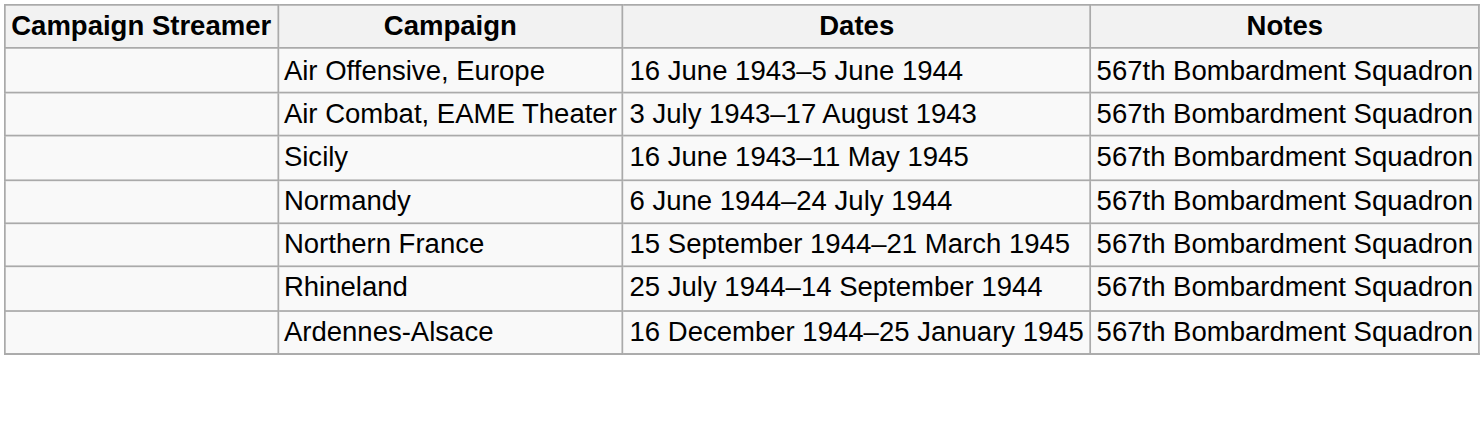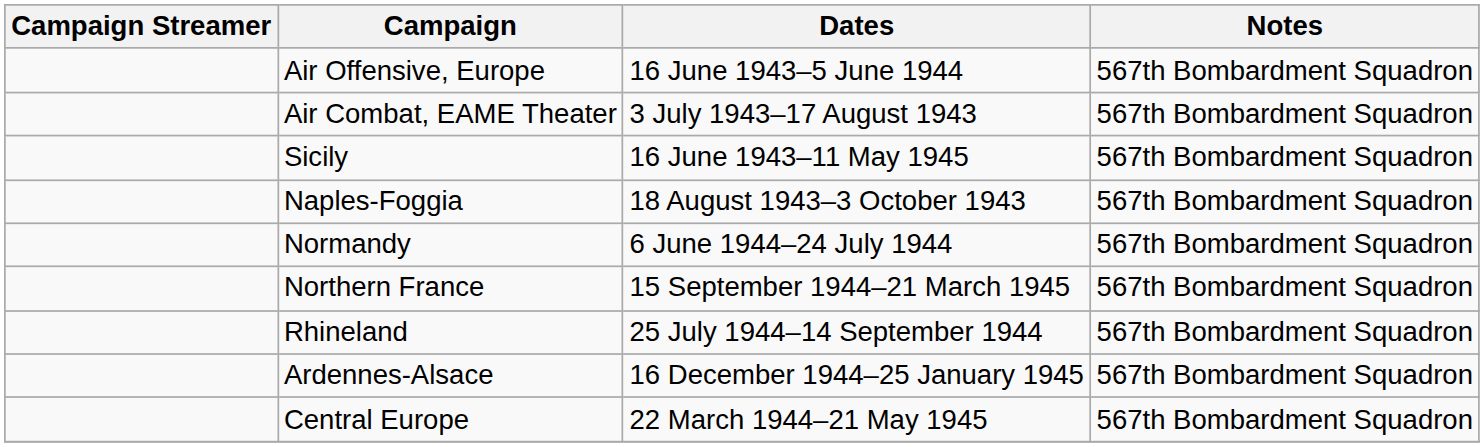+ row: (373, 200)
+ row: (376, 419)
